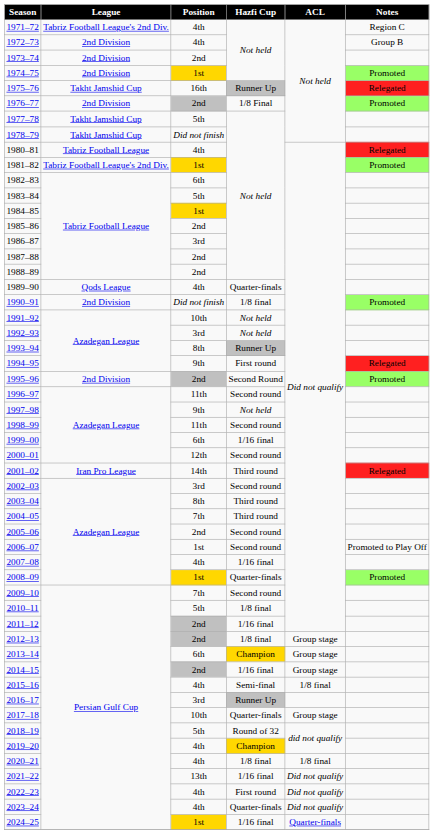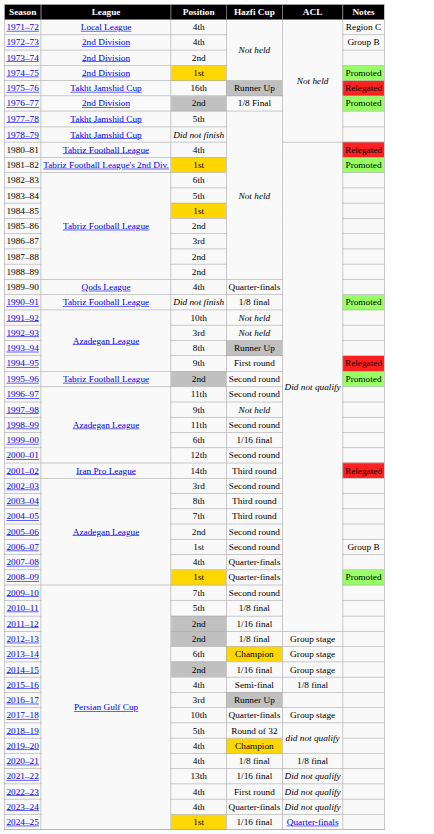(106, 27) Tabriz Football League's 2nd Div. -> (106, 27) Local League
(106, 302) 2nd Division -> (106, 302) Tabriz Football League
(106, 379) 2nd Division -> (106, 379) Tabriz Football League
(256, 379) Second Round -> (254, 379) Second round
(387, 547) Promoted to Play Off -> (364, 547) Group B
(256, 562) 1/16 final -> (254, 562) Quarter-finals
